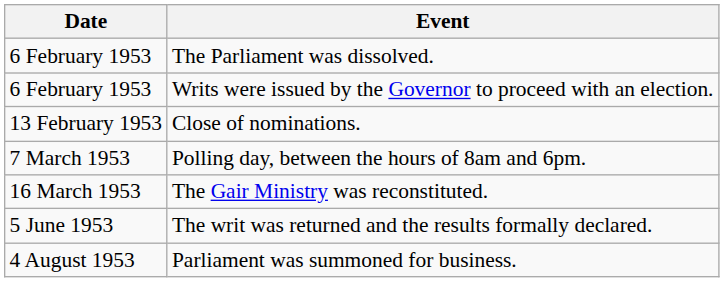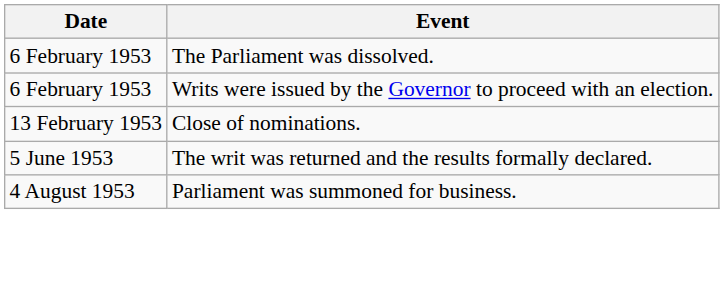- row: (379, 157)
- row: (330, 191)
